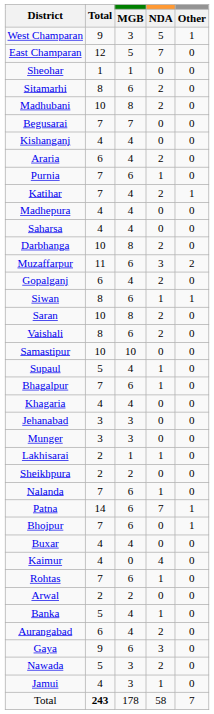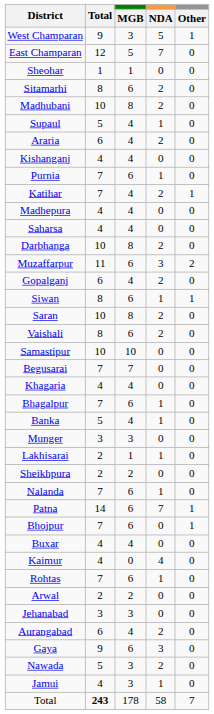rows swapped: (45, 368) <-> (45, 123)
rows swapped: (45, 158) <-> (45, 140)
rows swapped: (45, 403) <-> (45, 386)
rows swapped: (45, 613) <-> (45, 421)
